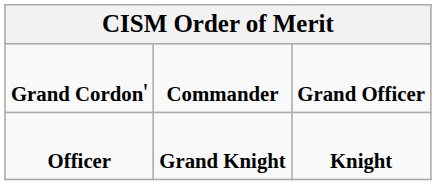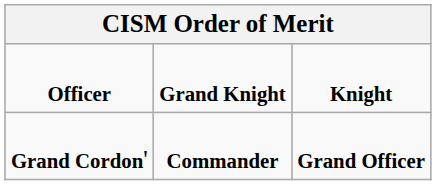rows swapped: (79, 91) <-> (79, 161)
